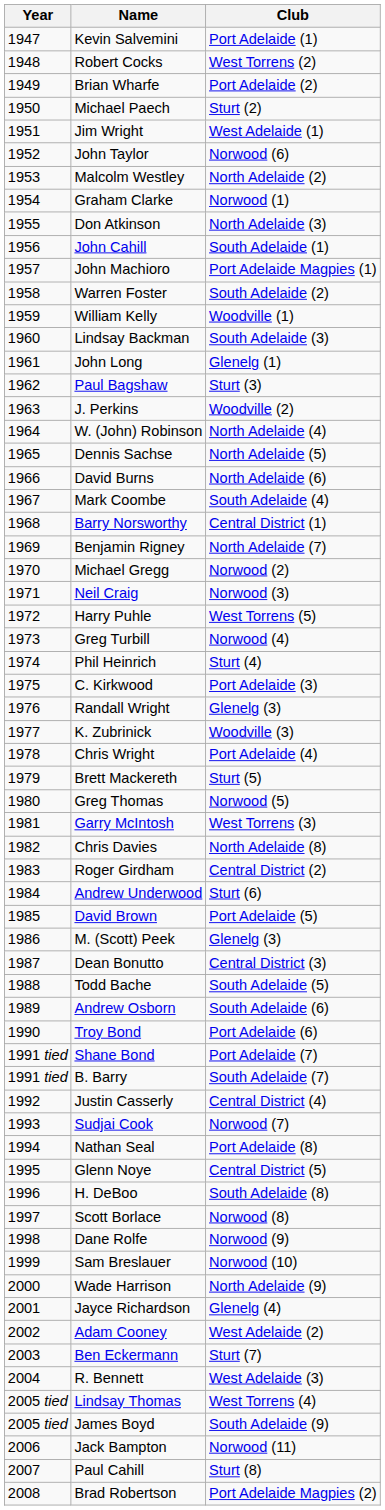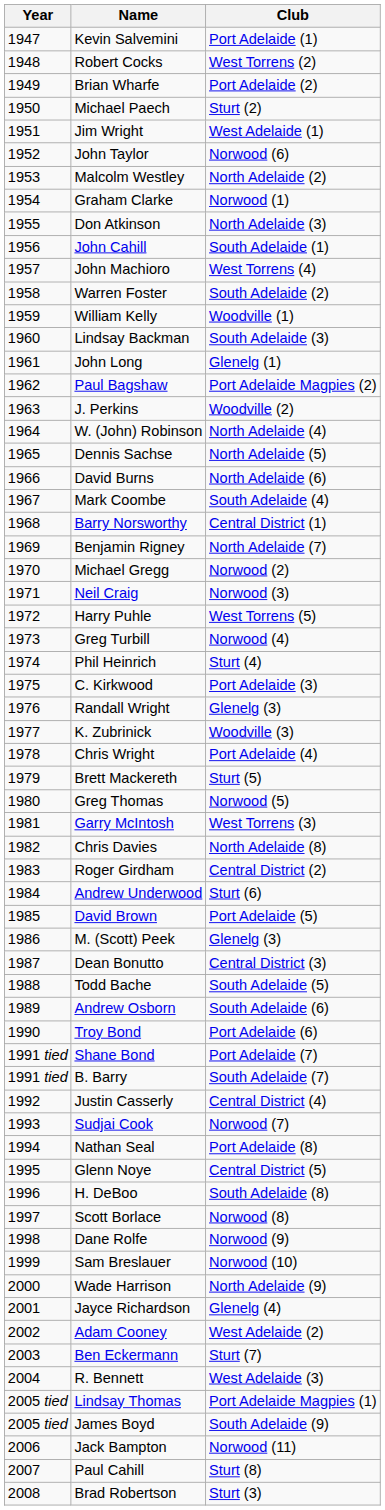(293, 270) Port Adelaide Magpies (1) -> (263, 270) West Torrens (4)
(235, 385) Sturt (3) -> (293, 385) Port Adelaide Magpies (2)
(263, 1401) West Torrens (4) -> (293, 1401) Port Adelaide Magpies (1)
(293, 1493) Port Adelaide Magpies (2) -> (235, 1493) Sturt (3)
